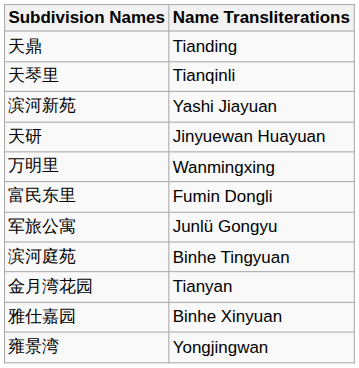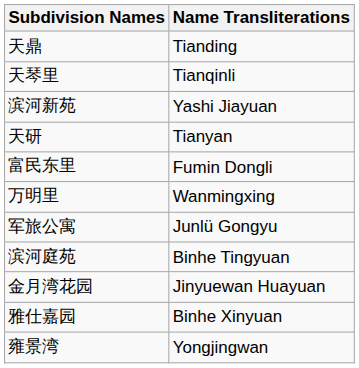(249, 136) Jinyuewan Huayuan -> (203, 136) Tianyan
rows swapped: (34, 166) <-> (42, 196)
(203, 287) Tianyan -> (249, 287) Jinyuewan Huayuan
